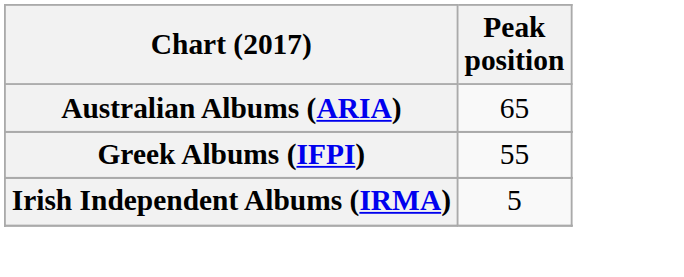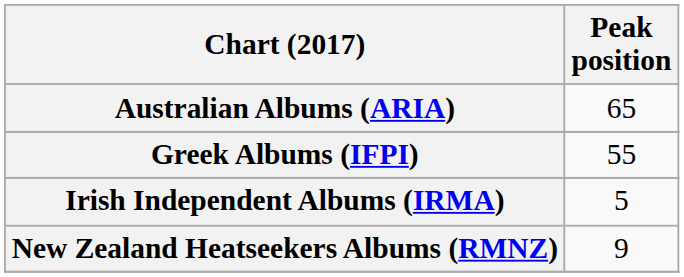+ row: (285, 247)
